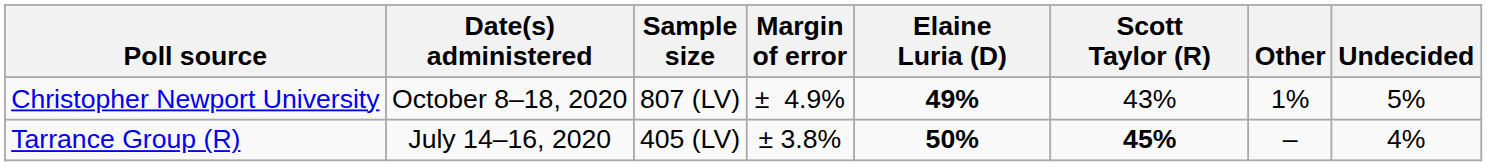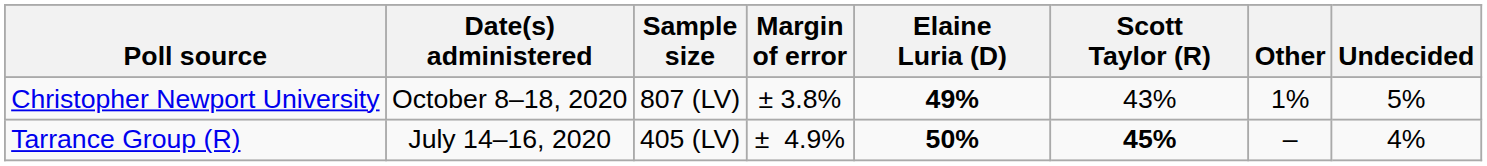(800, 98) ± 4.9% -> (800, 98) ± 3.8%
(800, 140) ± 3.8% -> (800, 140) ± 4.9%
